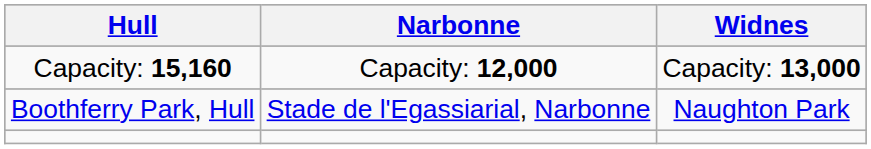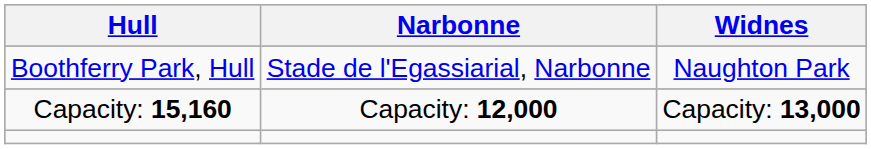rows swapped: (133, 109) <-> (133, 67)
